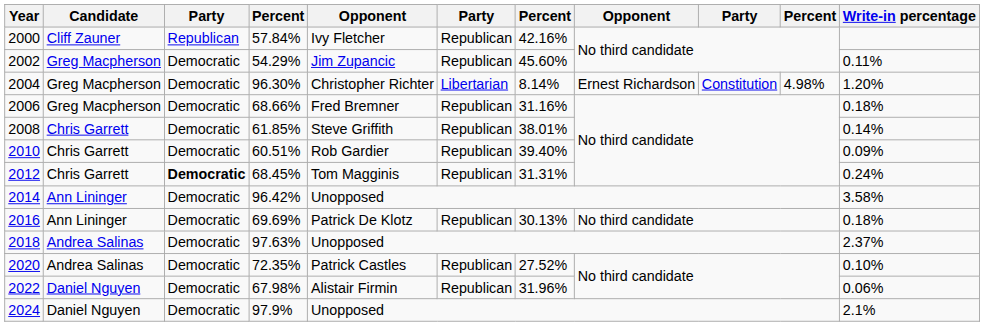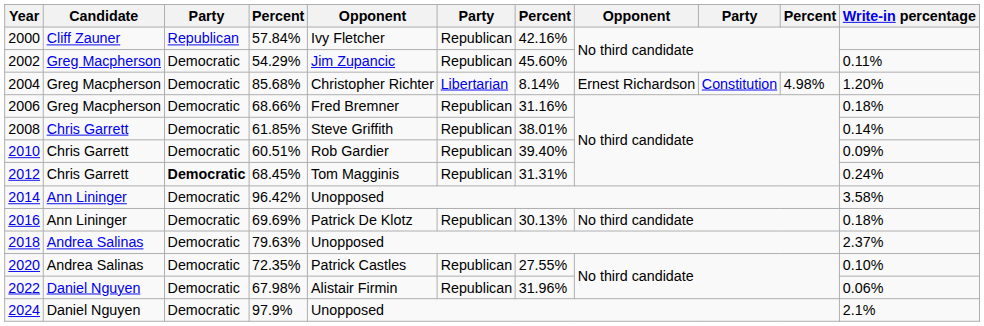(276, 84) 96.30% -> (276, 84) 85.68%
(276, 242) 97.63% -> (276, 242) 79.63%
(543, 265) 27.52% -> (543, 265) 27.55%
